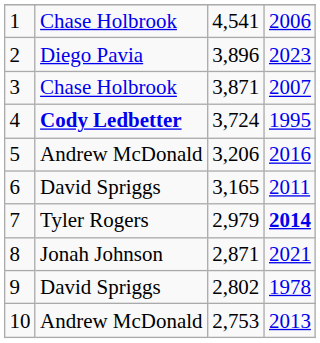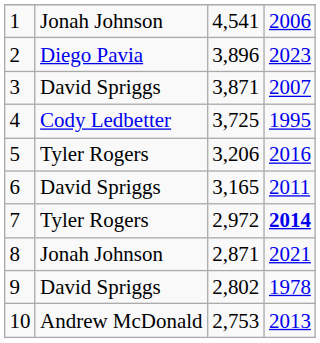(109, 21) Chase Holbrook -> (102, 21) Jonah Johnson
(109, 87) Chase Holbrook -> (100, 87) David Spriggs
(111, 120) bold -> (106, 120) normal
(236, 120) 3,724 -> (236, 120) 3,725
(121, 154) Andrew McDonald -> (94, 154) Tyler Rogers
(236, 220) 2,979 -> (236, 220) 2,972
